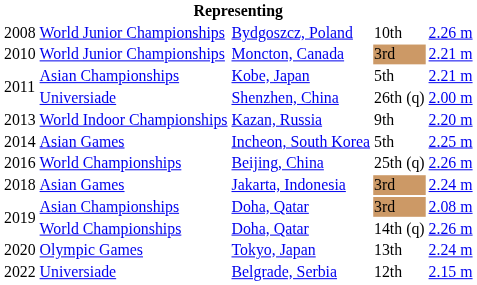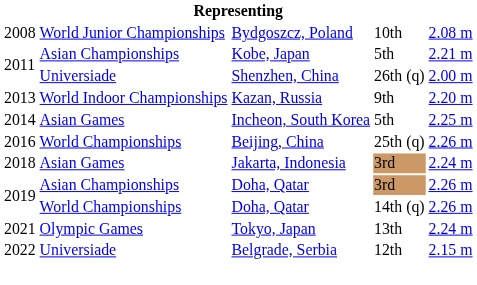(451, 32) 2.26 m -> (451, 32) 2.08 m
- row: (288, 54)
(451, 206) 2.08 m -> (451, 185) 2.26 m
(20, 250) 2020 -> (20, 228) 2021
